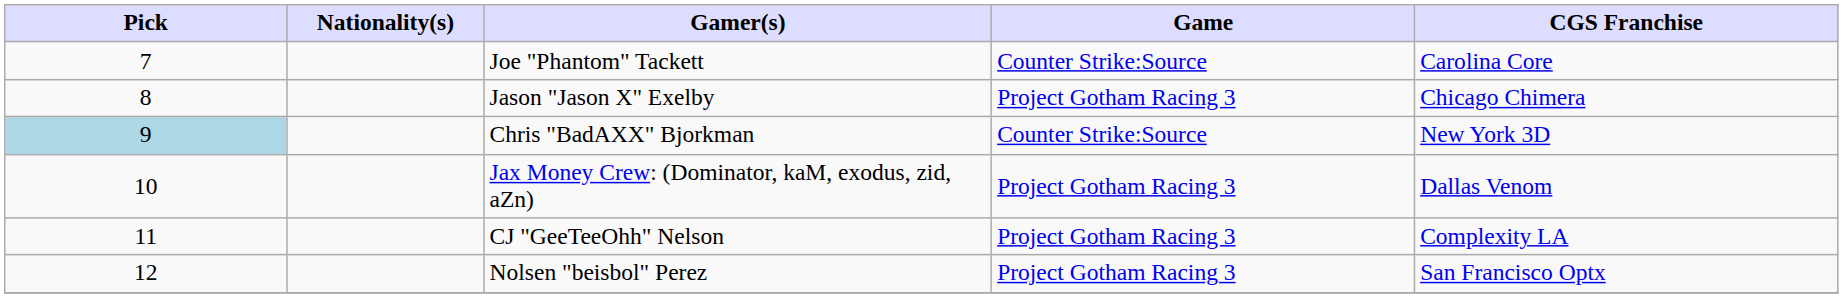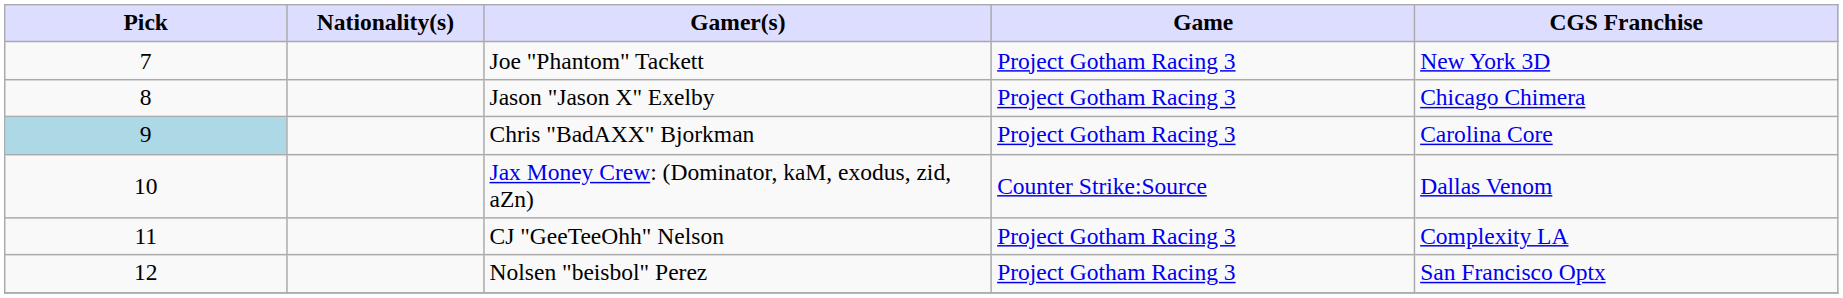(1102, 60) Counter Strike:Source -> (1116, 60) Project Gotham Racing 3
(1486, 60) Carolina Core -> (1485, 60) New York 3D
(1102, 135) Counter Strike:Source -> (1116, 135) Project Gotham Racing 3
(1485, 135) New York 3D -> (1486, 135) Carolina Core
(1116, 185) Project Gotham Racing 3 -> (1102, 185) Counter Strike:Source
